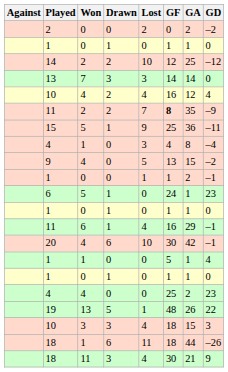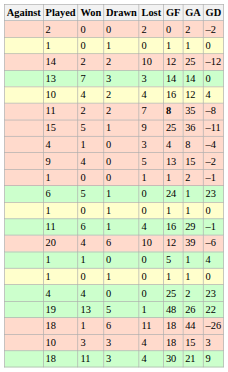(211, 111) –9 -> (211, 111) –8
(171, 243) 30 -> (171, 243) 12
(190, 243) 42 -> (190, 243) 39
(211, 243) –1 -> (211, 243) –6
rows swapped: (51, 342) <-> (51, 326)
